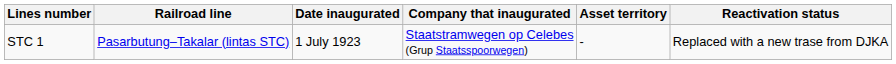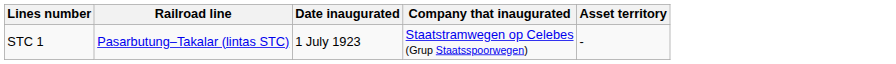- column: (781, 14)
